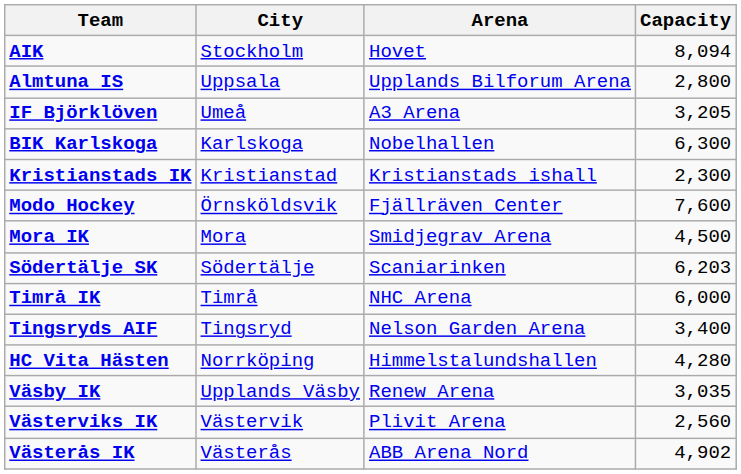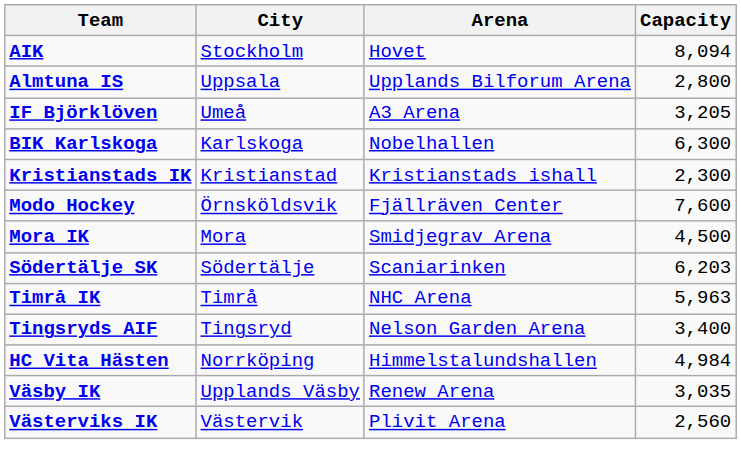(703, 299) 6,000 -> (703, 299) 5,963
(703, 360) 4,280 -> (703, 360) 4,984
- row: (72, 453)
